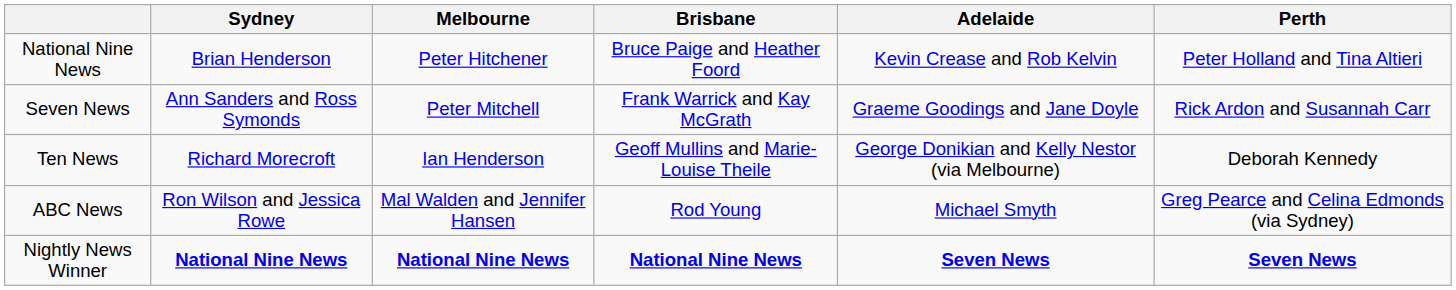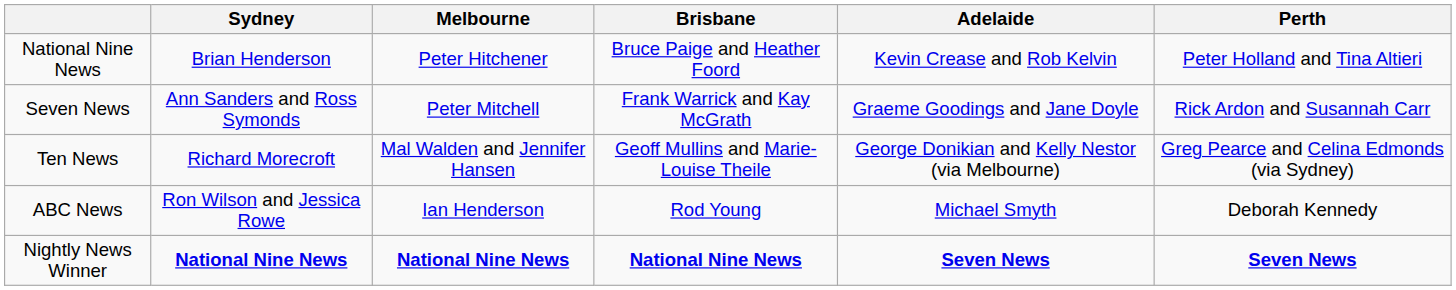(483, 159) Ian Henderson -> (483, 159) Mal Walden and Jennifer Hansen
(1302, 159) Deborah Kennedy -> (1302, 159) Greg Pearce and Celina Edmonds (via Sydney)
(483, 210) Mal Walden and Jennifer Hansen -> (483, 210) Ian Henderson
(1302, 210) Greg Pearce and Celina Edmonds (via Sydney) -> (1302, 210) Deborah Kennedy
